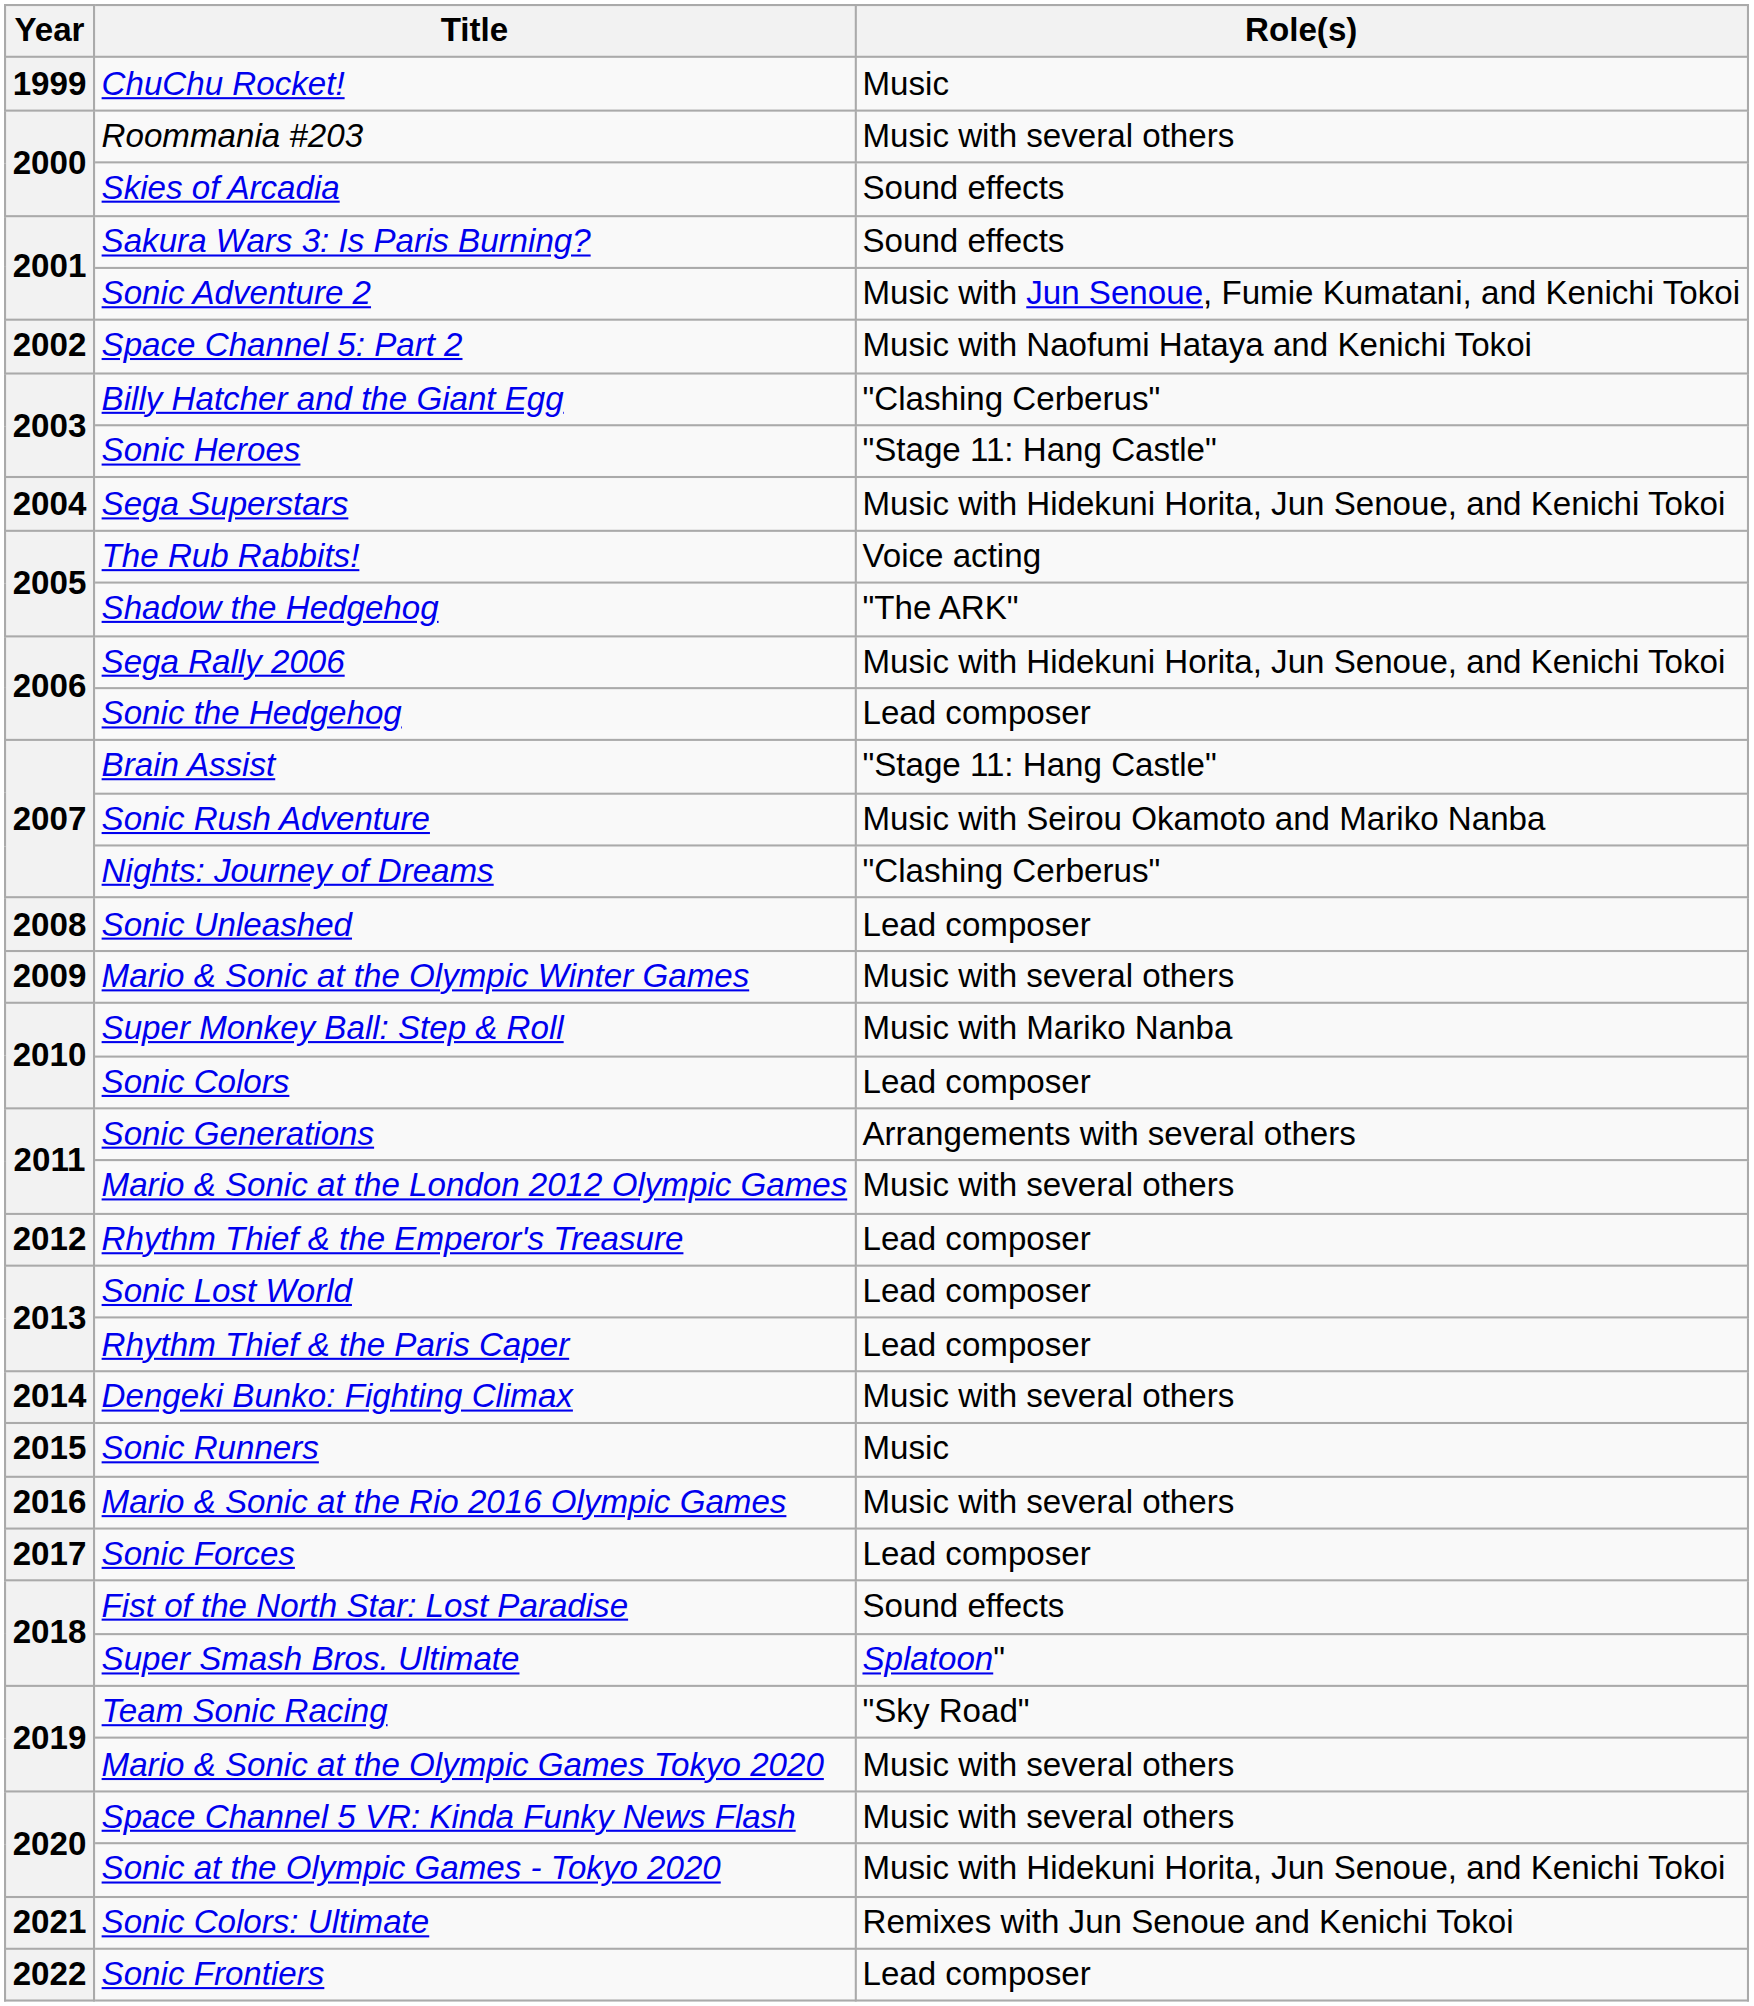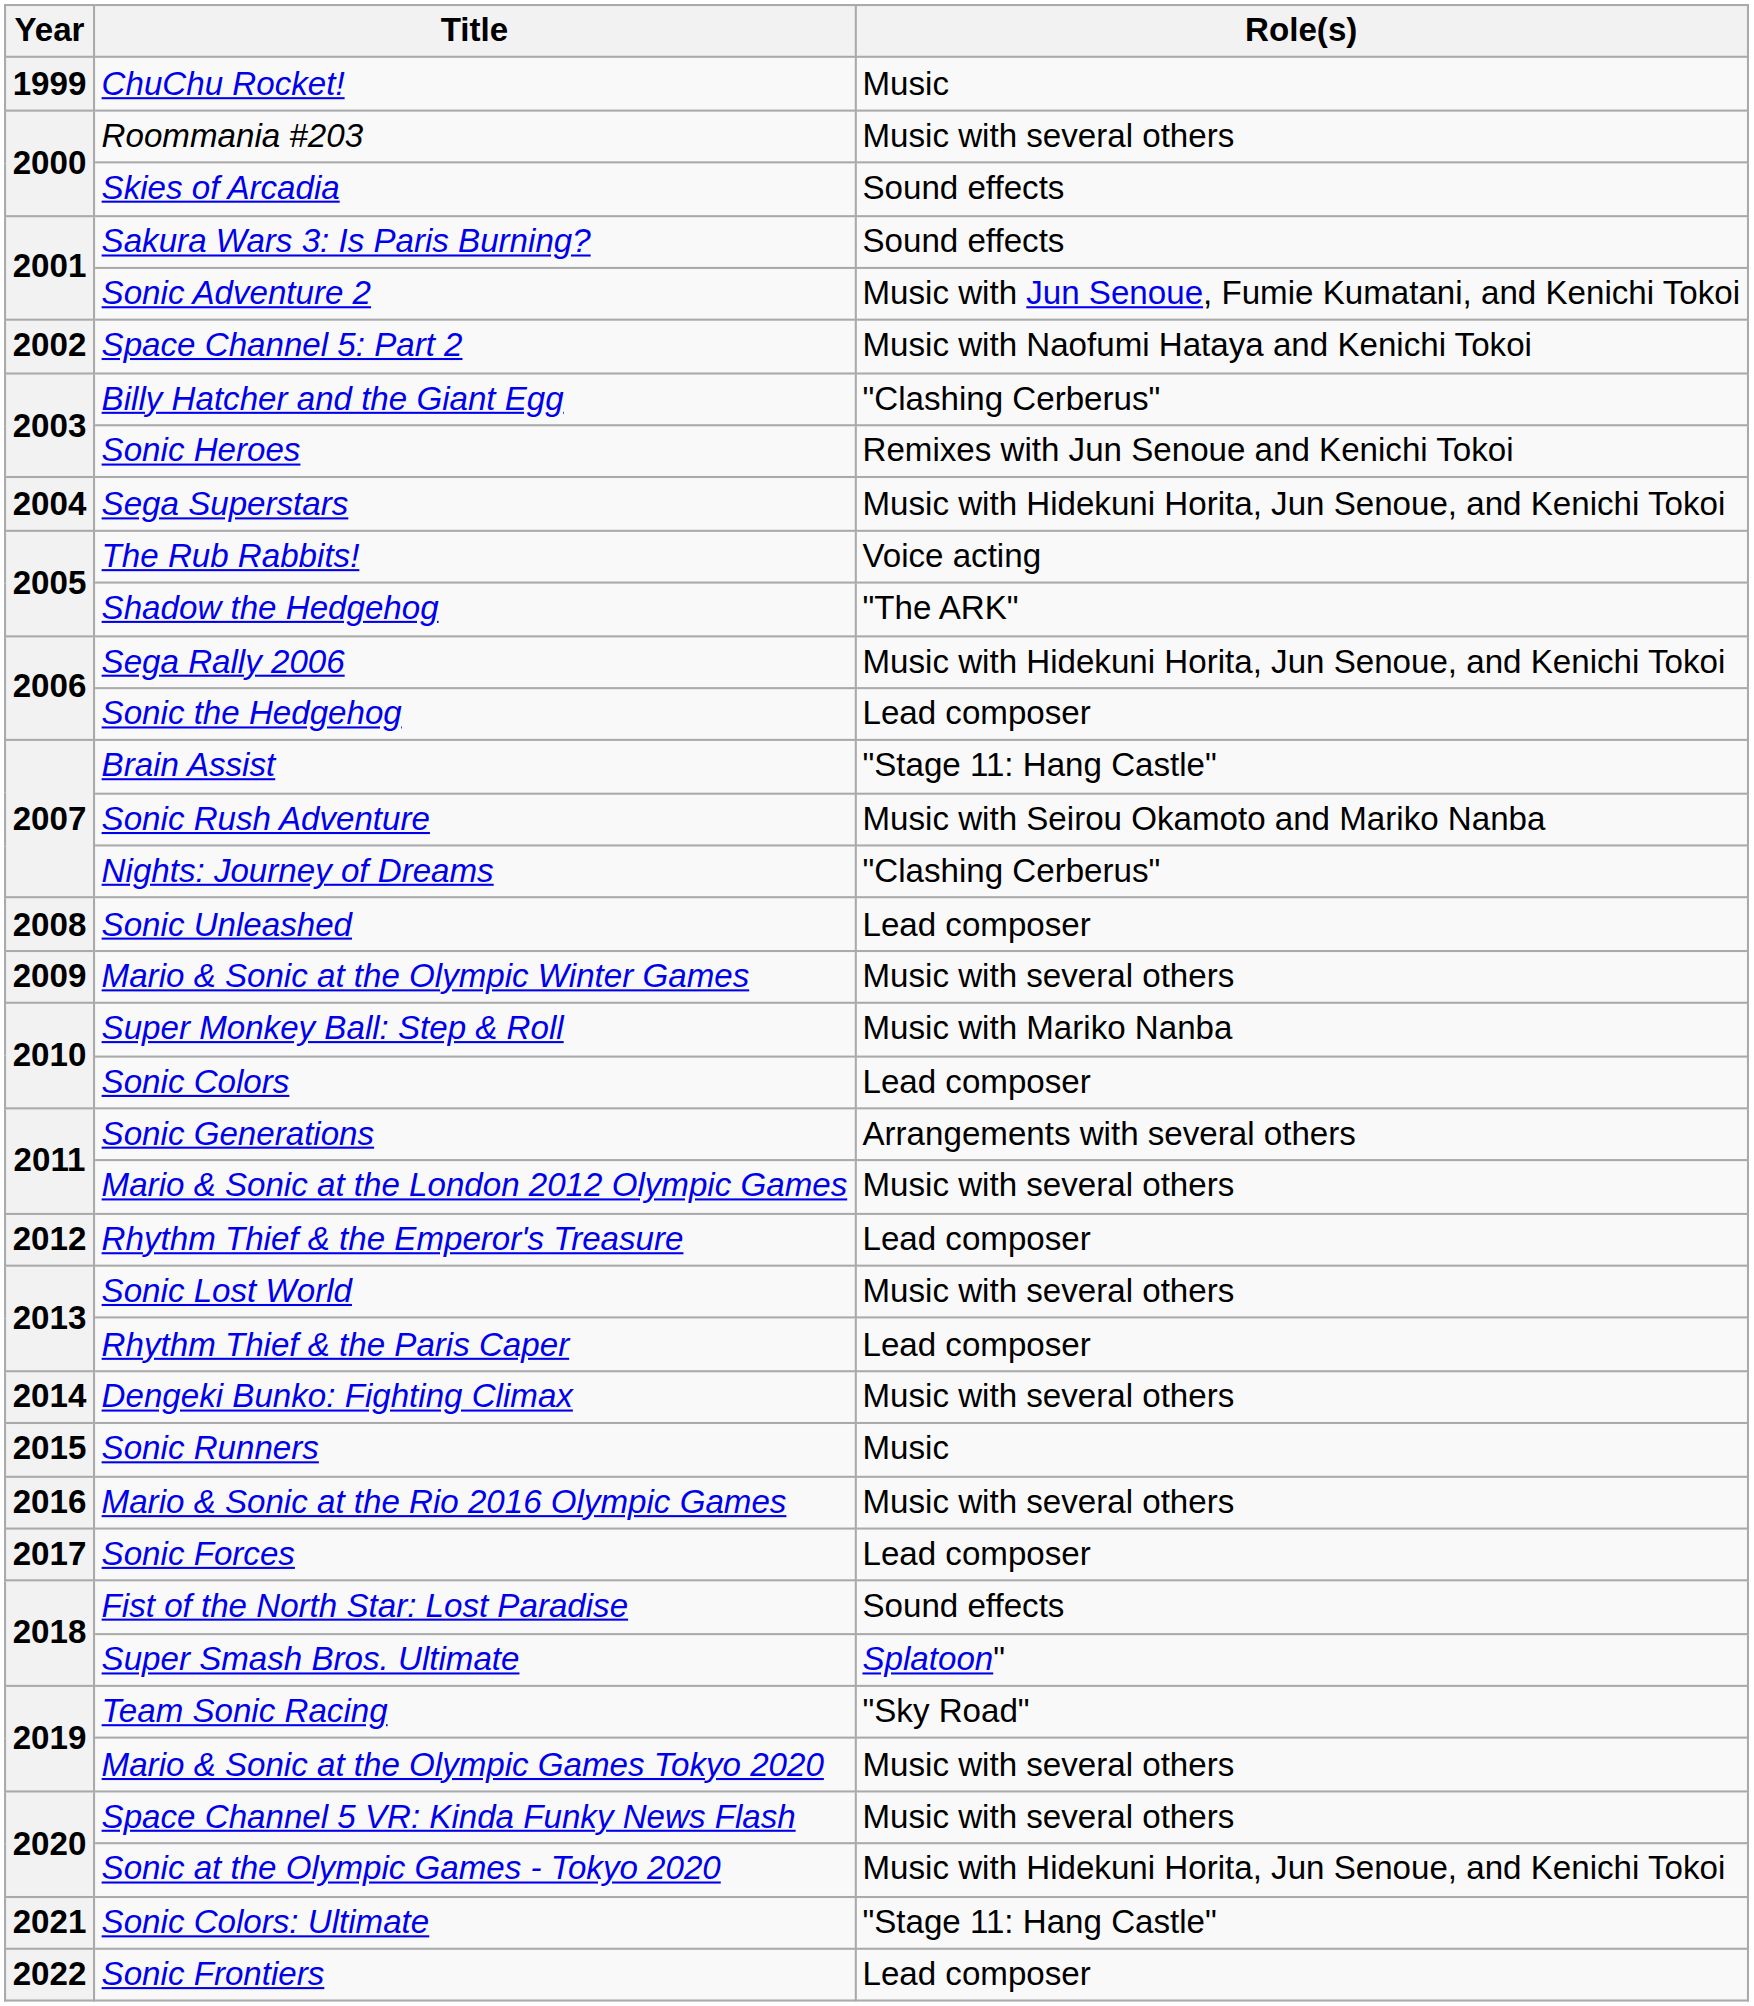(1040, 450) "Stage 11: Hang Castle" -> (1188, 450) Remixes with Jun Senoue and Kenichi Tokoi
(977, 1291) Lead composer -> (1048, 1291) Music with several others
(1188, 1921) Remixes with Jun Senoue and Kenichi Tokoi -> (1040, 1921) "Stage 11: Hang Castle"
